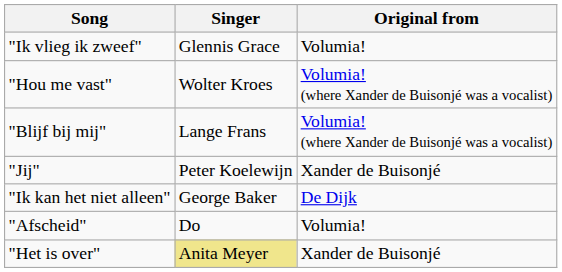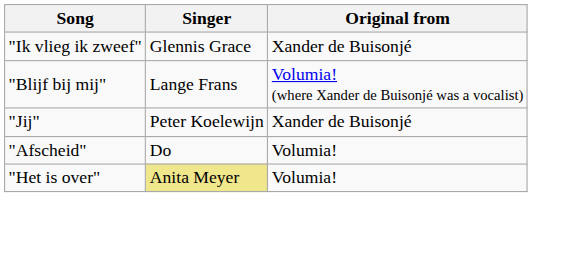(333, 46) Volumia! -> (342, 46) Xander de Buisonjé
- row: (60, 84)
- row: (90, 197)
(371, 253) Xander de Buisonjé -> (304, 177) Volumia!
